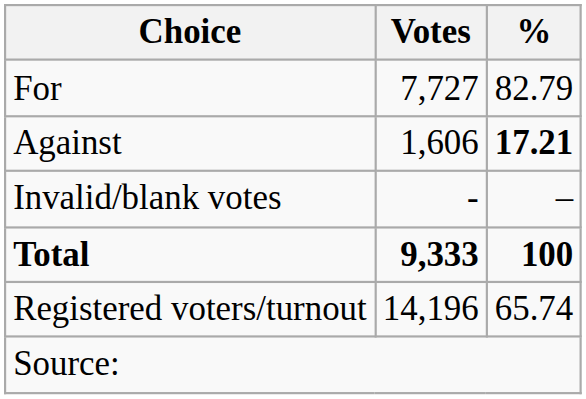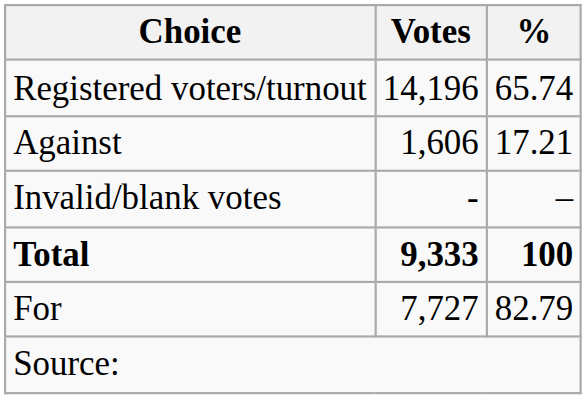rows swapped: (37, 87) <-> (190, 308)
(534, 142) bold -> (534, 142) normal
